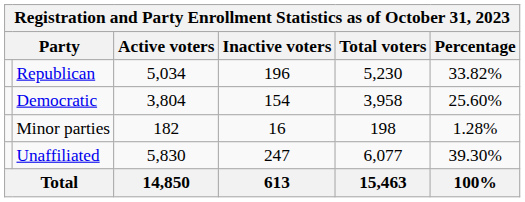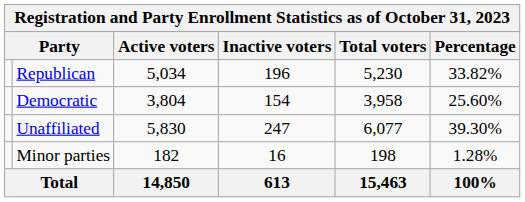rows swapped: (58, 155) <-> (63, 127)
